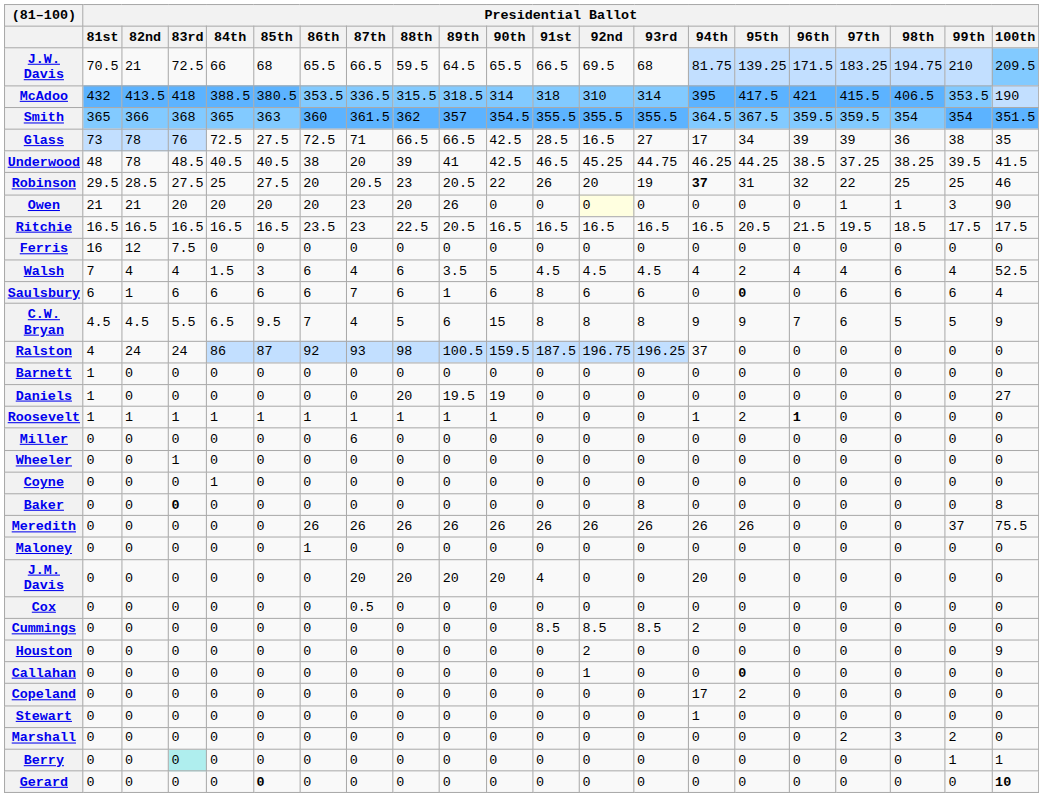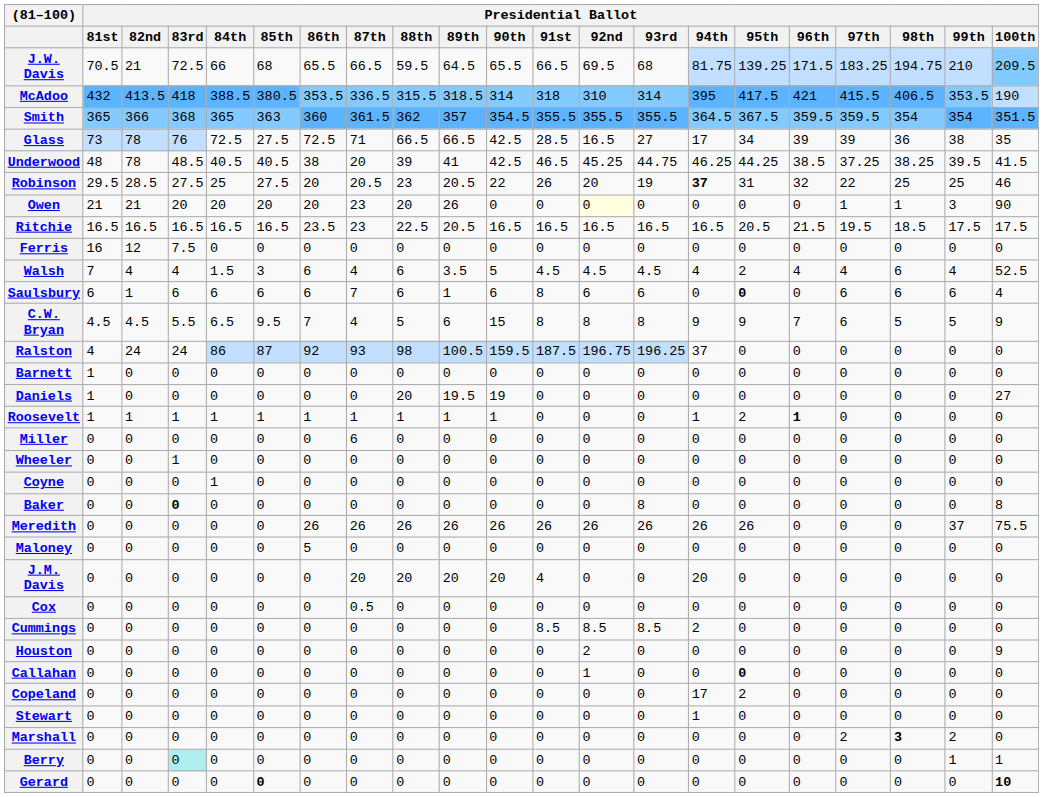(307, 548) 1 -> (307, 548) 5
(898, 738) normal -> (898, 738) bold
